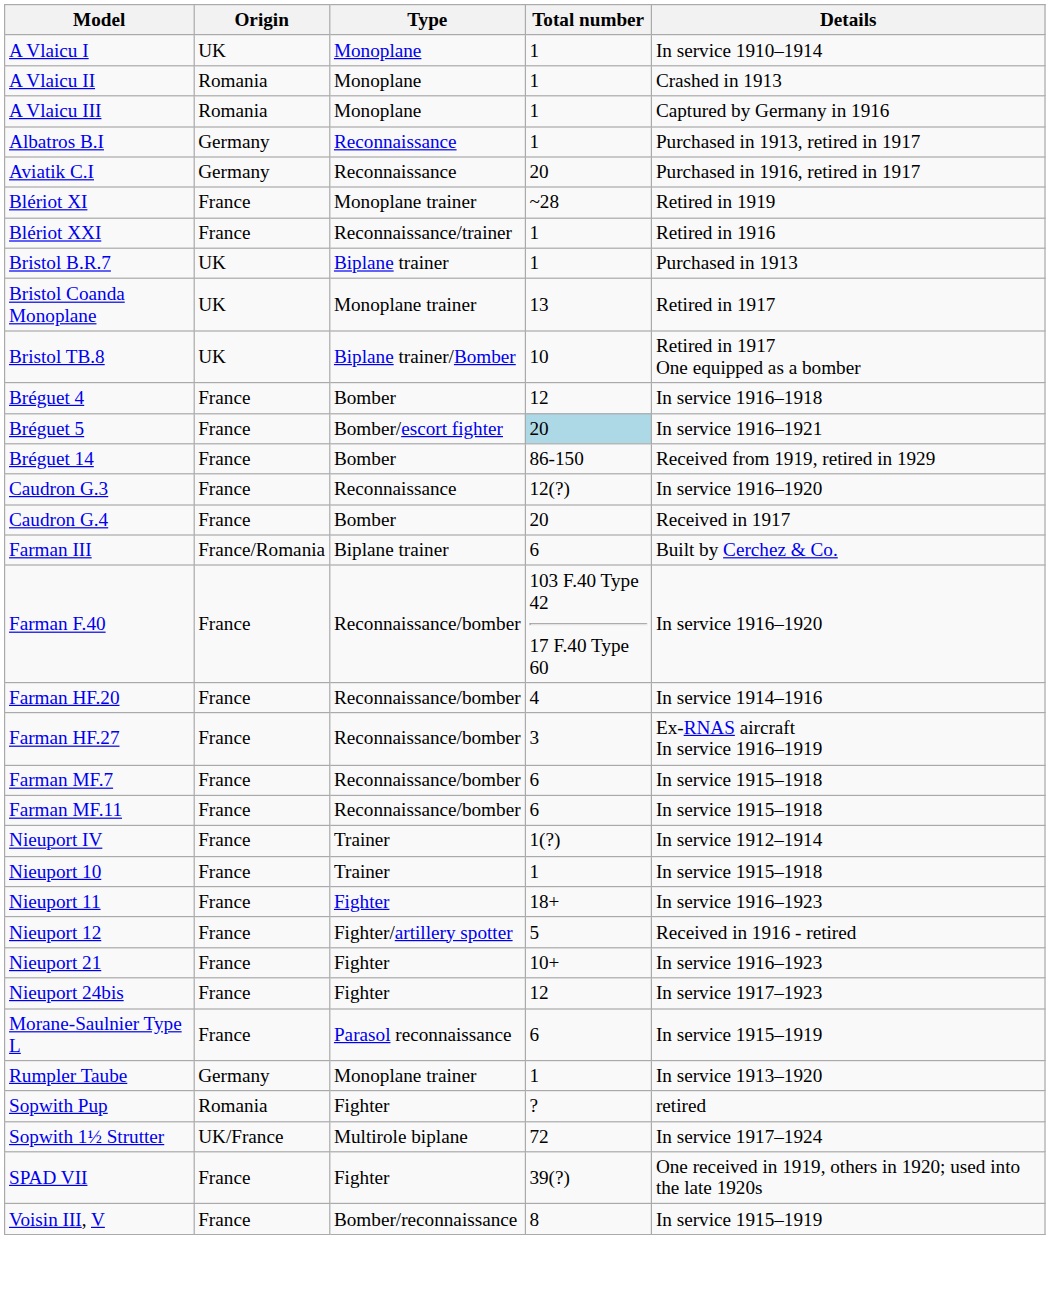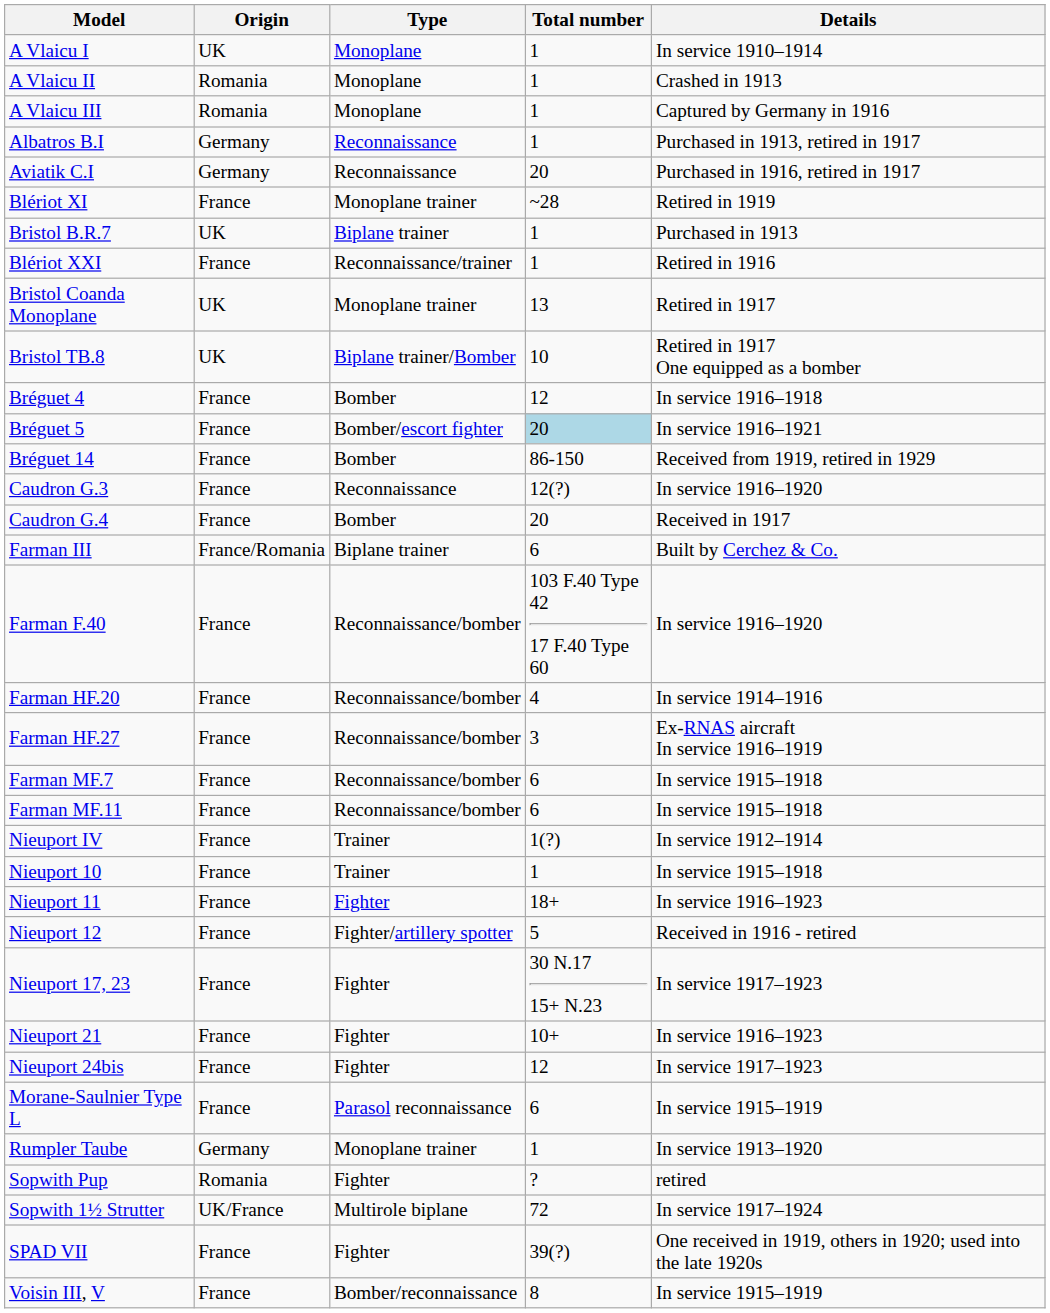rows swapped: (55, 232) <-> (60, 263)
+ row: (70, 984)
